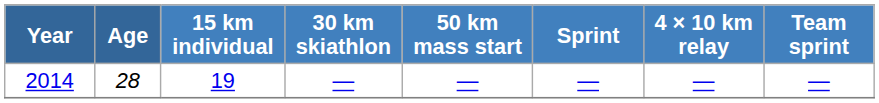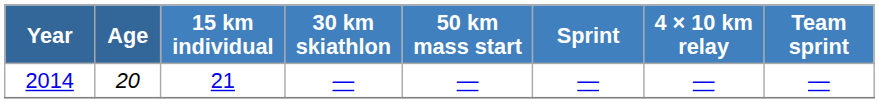(128, 81) 28 -> (128, 81) 20
(223, 81) 19 -> (223, 81) 21
